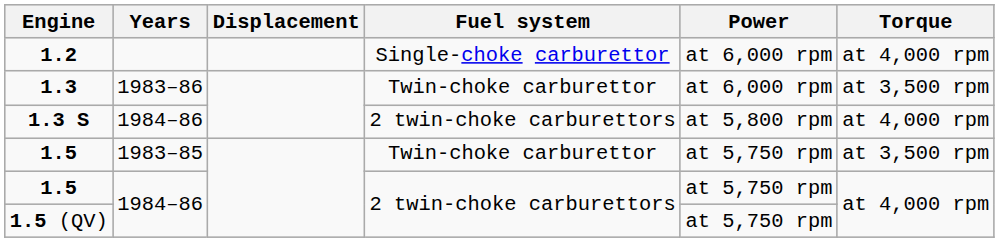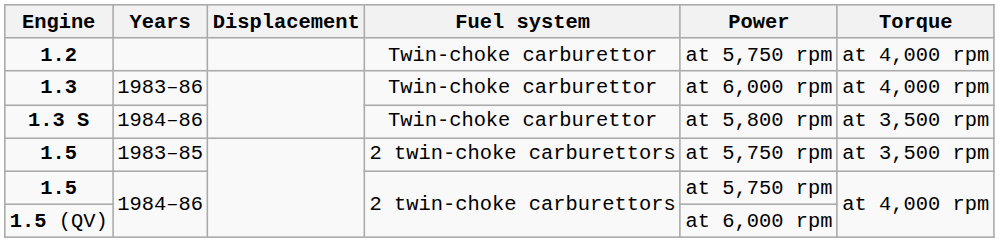(523, 55) Single-choke carburettor -> (523, 55) Twin-choke carburettor
(759, 55) at 6,000 rpm -> (759, 55) at 5,750 rpm
(916, 88) at 3,500 rpm -> (916, 88) at 4,000 rpm
(523, 121) 2 twin-choke carburettors -> (523, 121) Twin-choke carburettor
(916, 121) at 4,000 rpm -> (916, 121) at 3,500 rpm
(523, 154) Twin-choke carburettor -> (523, 154) 2 twin-choke carburettors
(759, 221) at 5,750 rpm -> (759, 221) at 6,000 rpm
